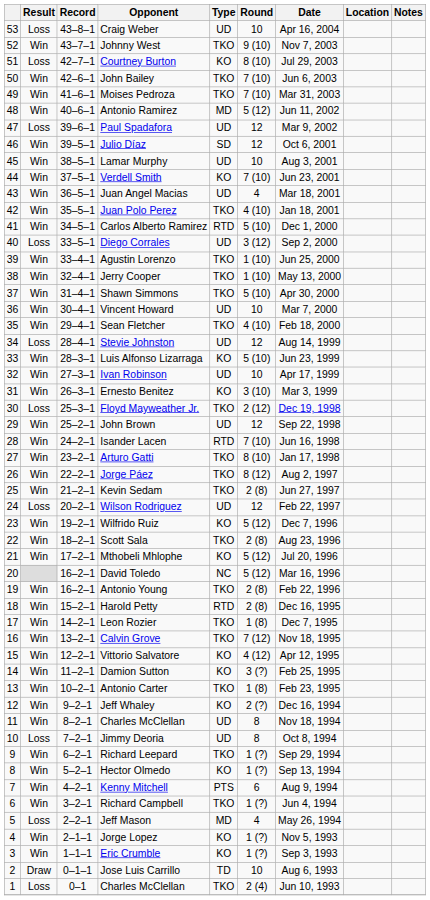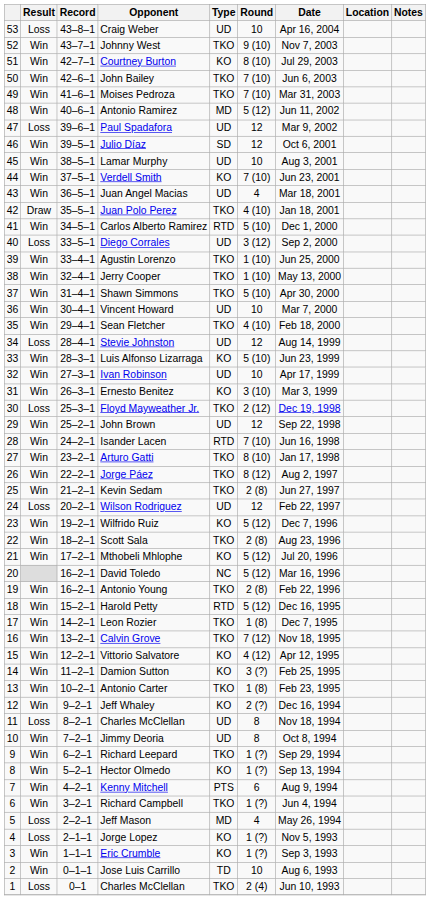(39, 62) Loss -> (39, 62) Win
(39, 210) Win -> (39, 210) Draw
(257, 606) 2 (8) -> (257, 606) 5 (12)
(39, 721) Win -> (39, 721) Loss
(39, 738) Loss -> (39, 738) Win
(39, 837) Win -> (39, 837) Loss
(39, 870) Draw -> (39, 870) Win
